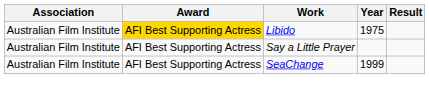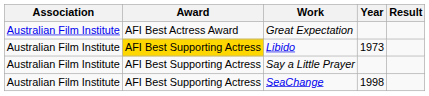+ row: (310, 30)
(372, 30) 1975 -> (372, 47) 1973
(372, 64) 1999 -> (372, 82) 1998
